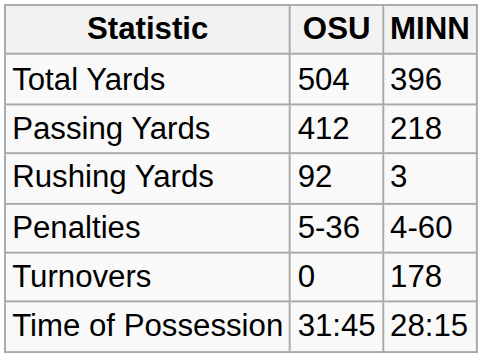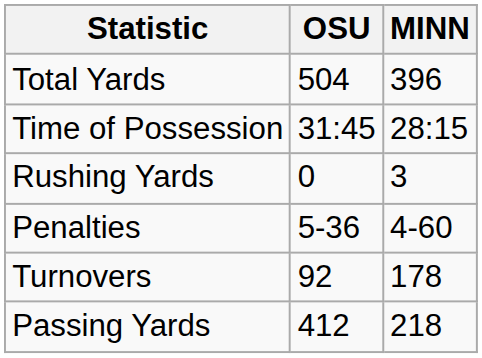rows swapped: (111, 128) <-> (148, 326)
(315, 177) 92 -> (306, 177) 0
(306, 276) 0 -> (315, 276) 92
